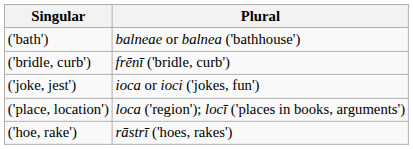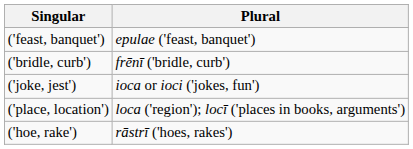- row: (28, 39)
+ row: (56, 39)
